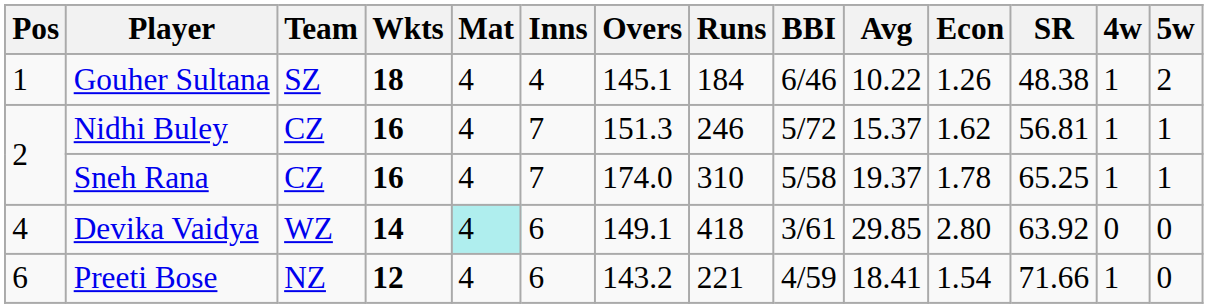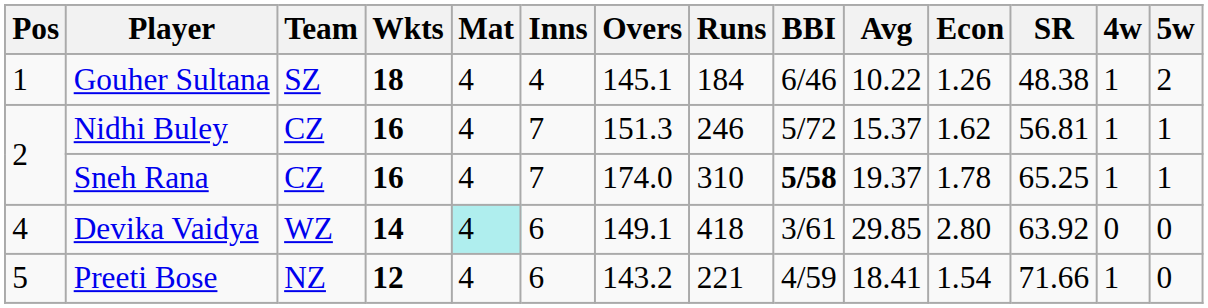(809, 178) normal -> (809, 178) bold
(20, 278) 6 -> (20, 278) 5
